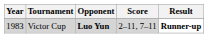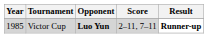(15, 26) 1983 -> (15, 26) 1985
